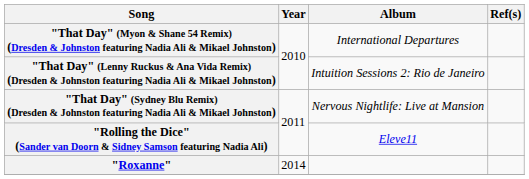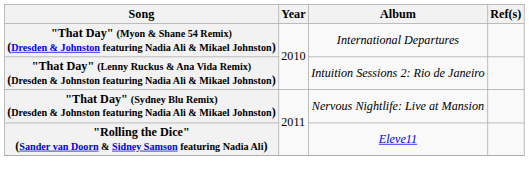- row: (141, 165)
